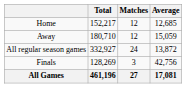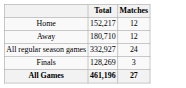- column: (166, 10)
